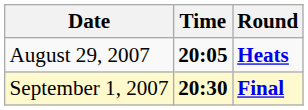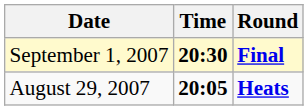rows swapped: (80, 54) <-> (89, 88)
